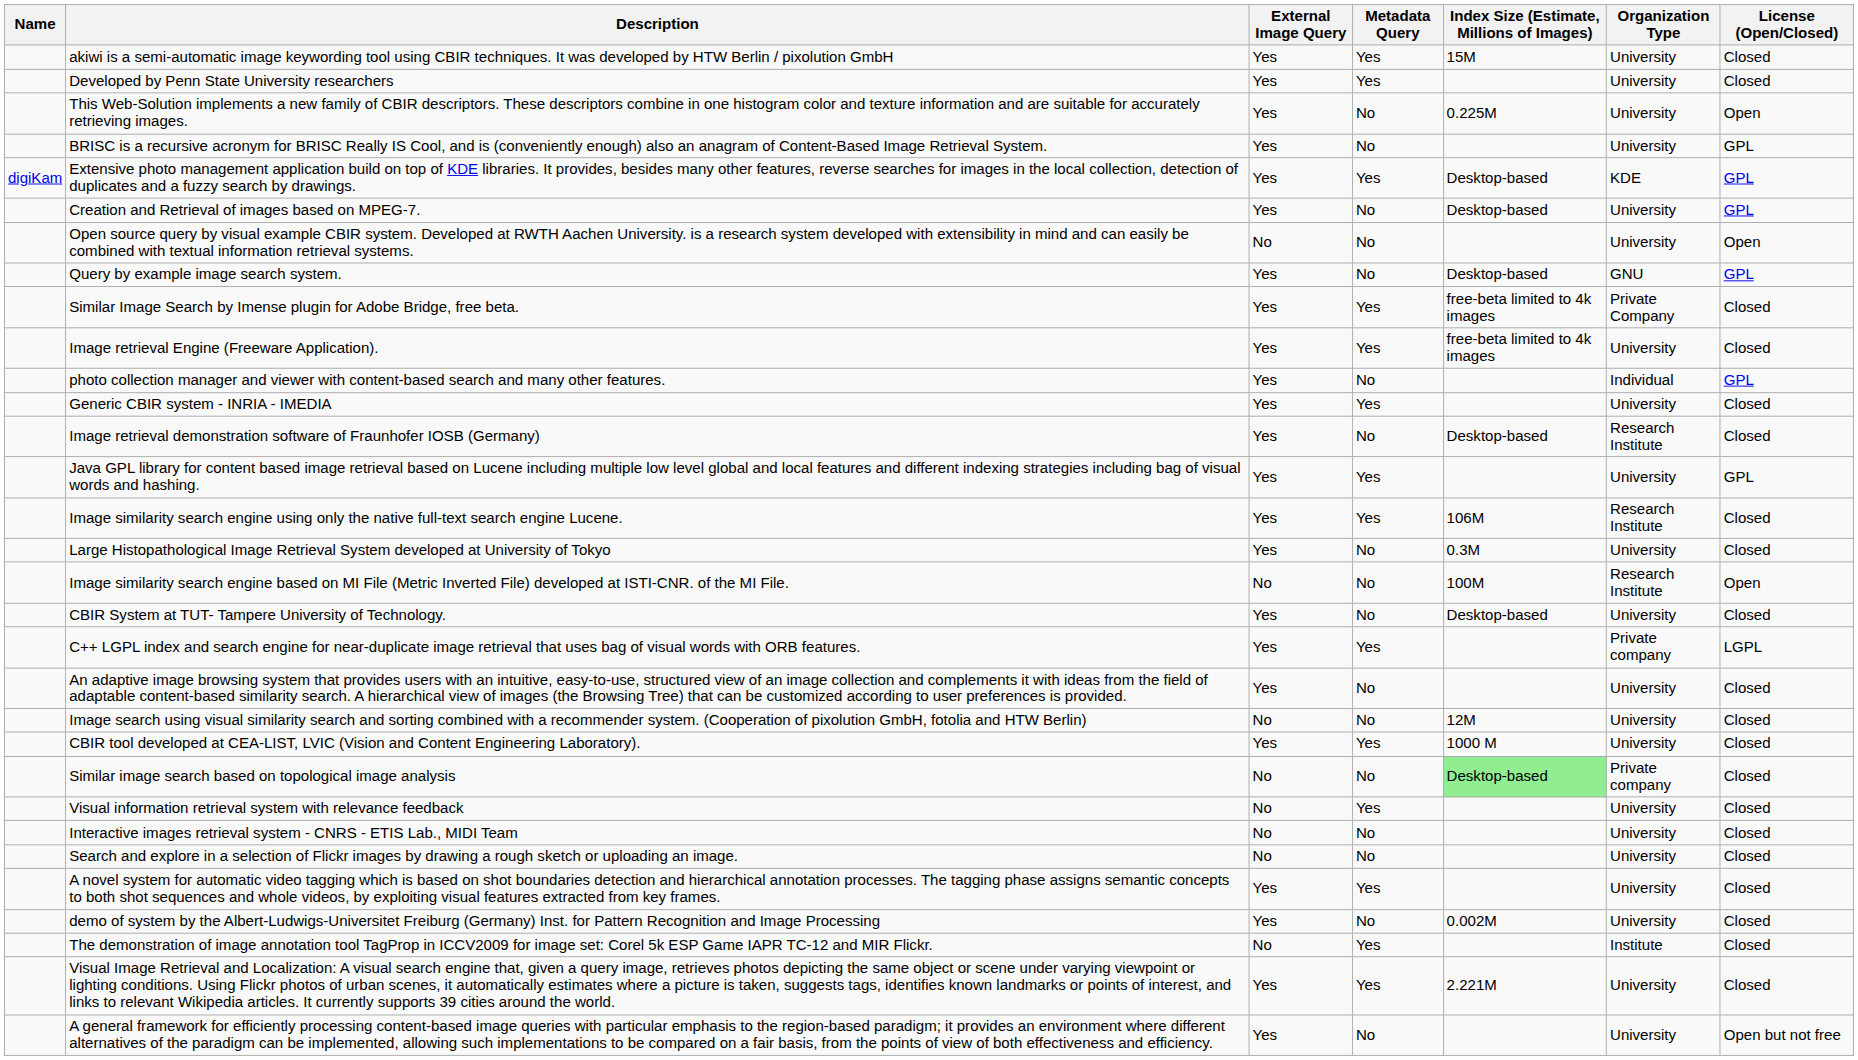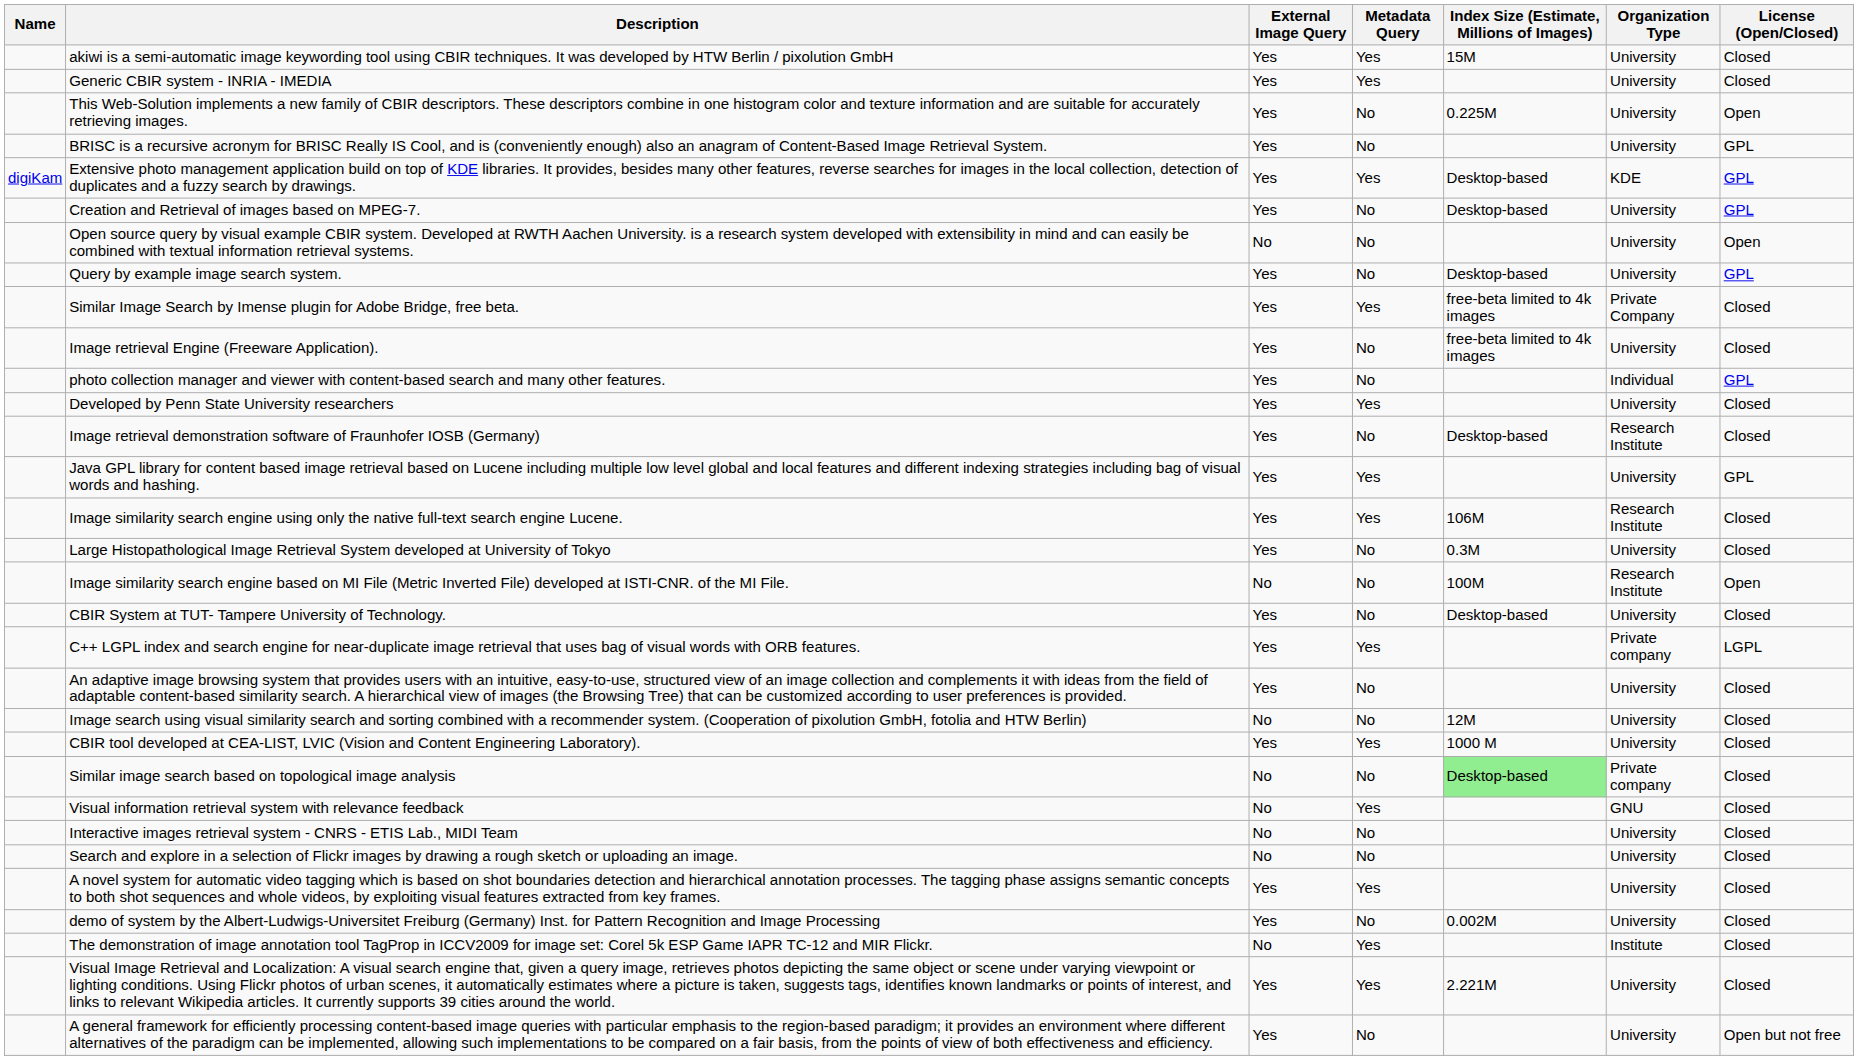rows swapped: (231, 81) <-> (200, 404)
(1627, 274) GNU -> (1643, 274) University
(1368, 348) Yes -> (1366, 348) No
(1643, 808) University -> (1627, 808) GNU
